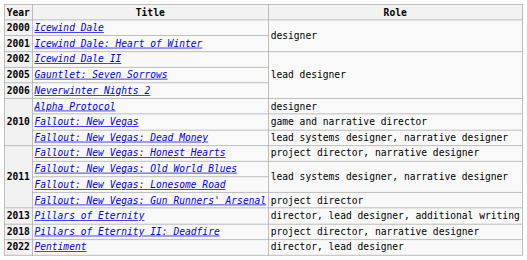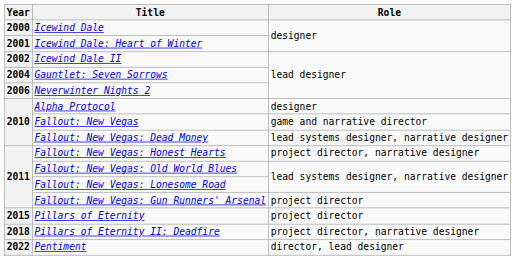(18, 75) 2005 -> (18, 75) 2004
(18, 216) 2013 -> (18, 216) 2015
(395, 216) director, lead designer, additional writing -> (317, 216) project director
